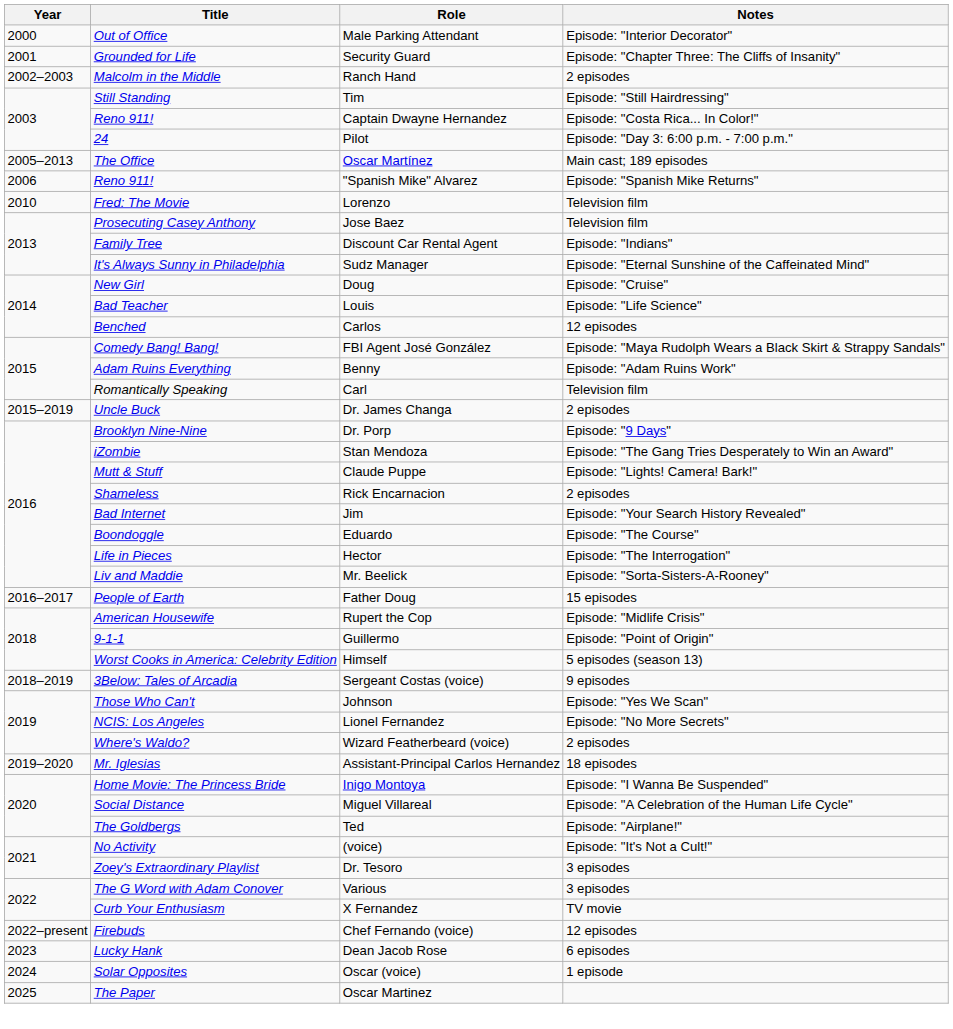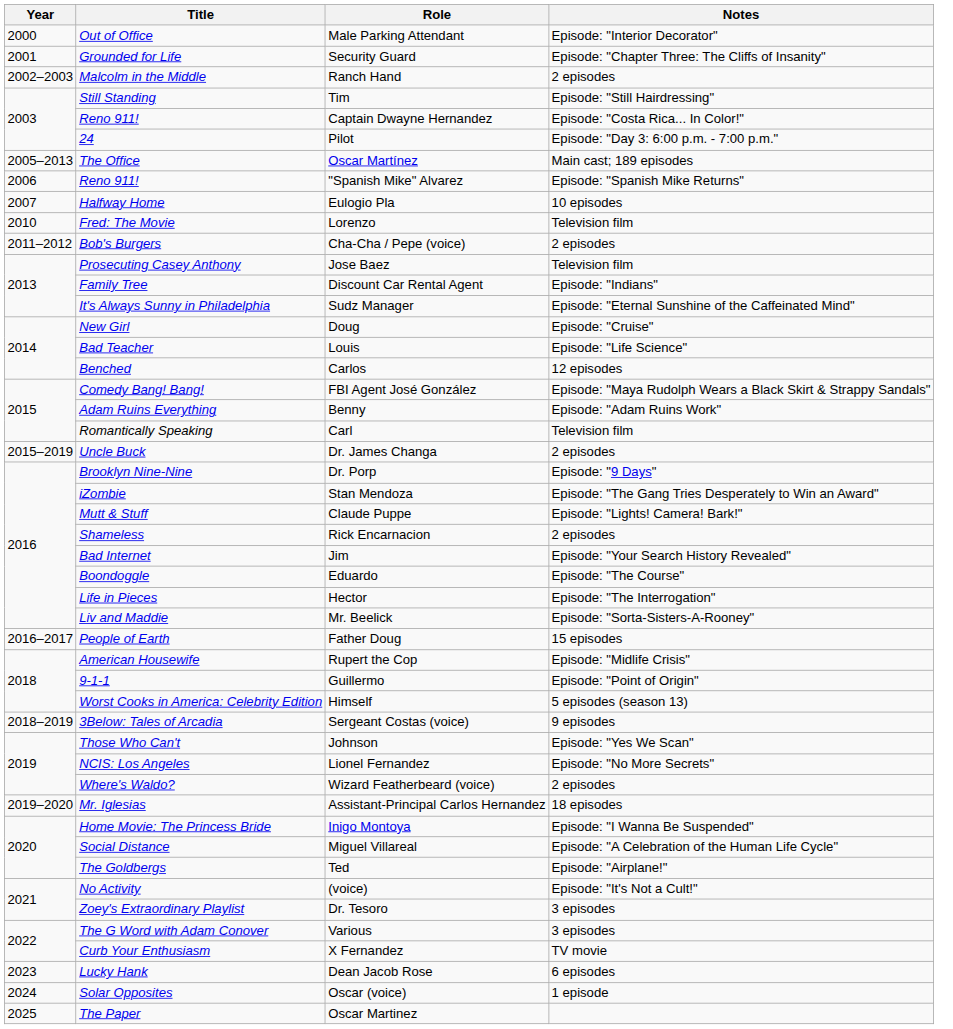+ row: (361, 202)
+ row: (397, 243)
- row: (408, 930)
